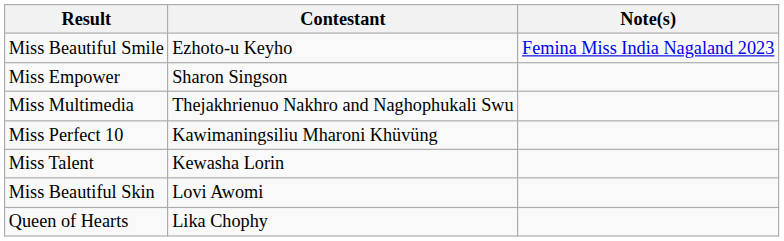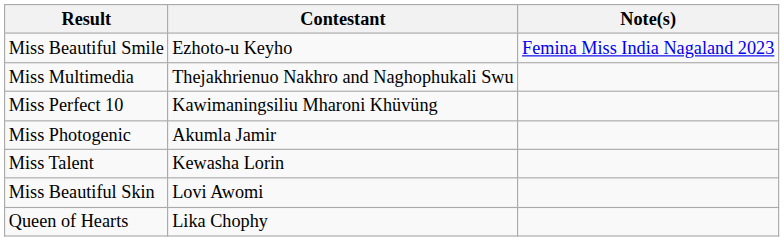- row: (64, 76)
+ row: (70, 134)
